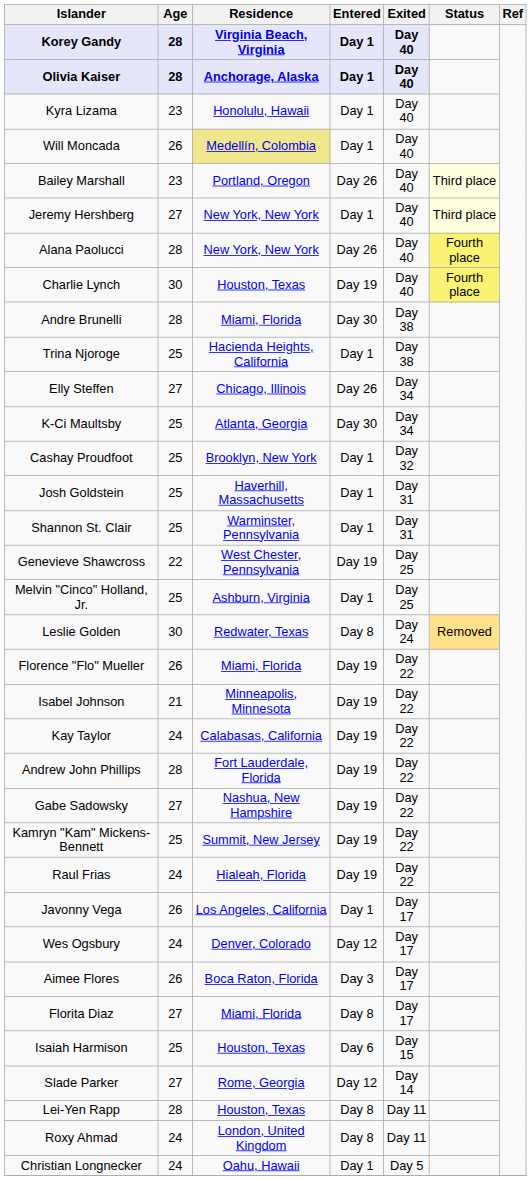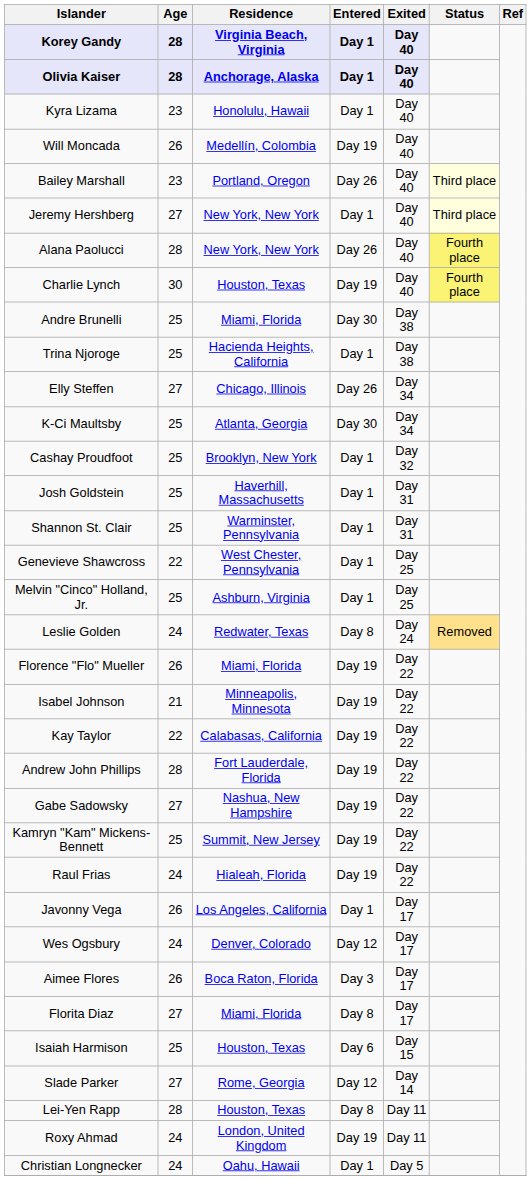(261, 146) khaki background -> (261, 146) no background
(357, 146) Day 1 -> (357, 146) Day 19
(175, 319) 28 -> (175, 319) 25
(357, 562) Day 19 -> (357, 562) Day 1
(175, 632) 30 -> (175, 632) 24
(175, 736) 24 -> (175, 736) 22
(357, 1138) Day 8 -> (357, 1138) Day 19
